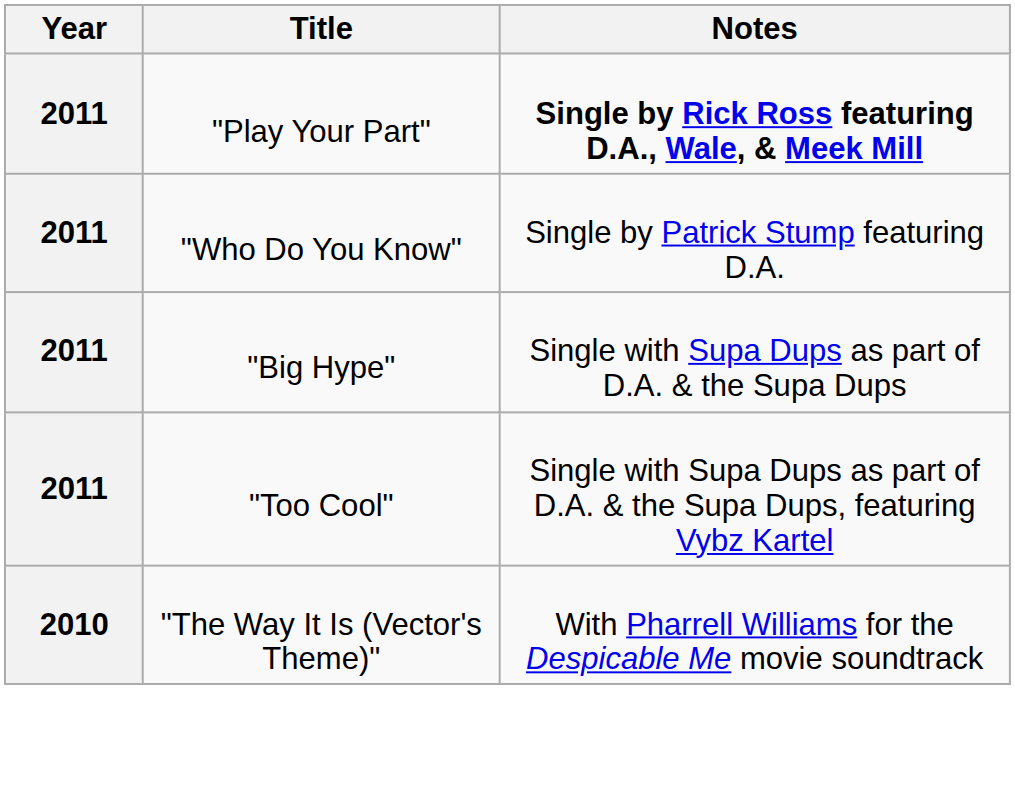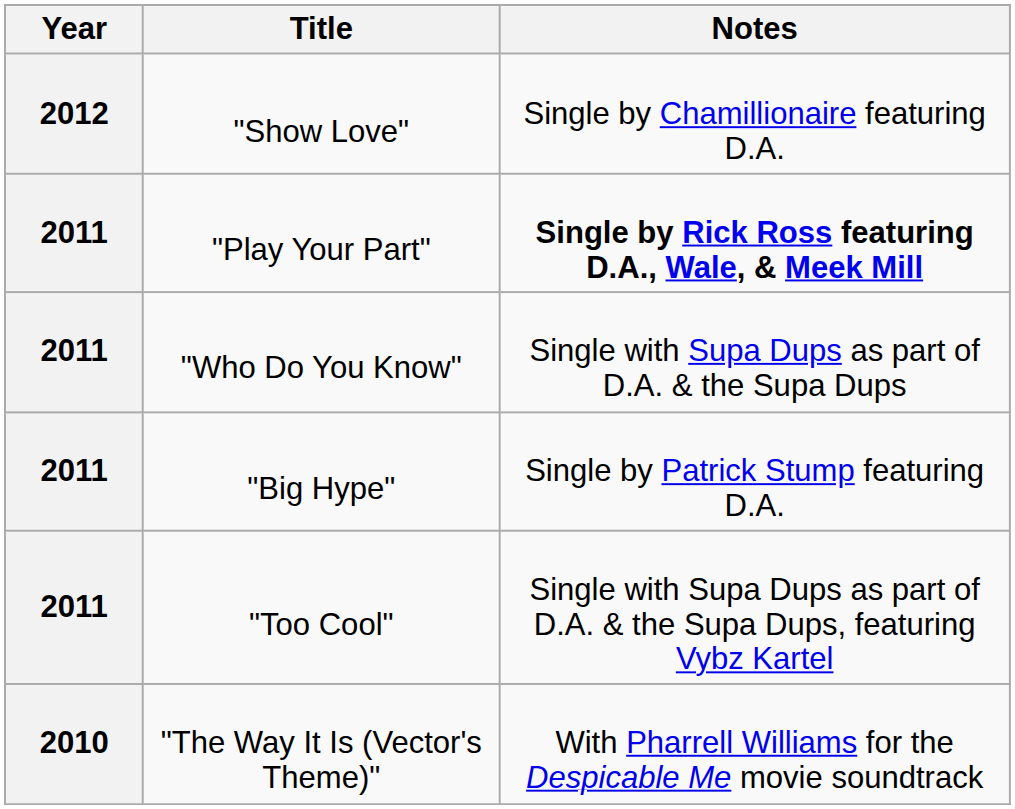+ row: (321, 130)
(755, 249) Single by Patrick Stump featuring D.A. -> (755, 368) Single with Supa Dups as part of D.A. & the Supa Dups
(755, 368) Single with Supa Dups as part of D.A. & the Supa Dups -> (755, 487) Single by Patrick Stump featuring D.A.
